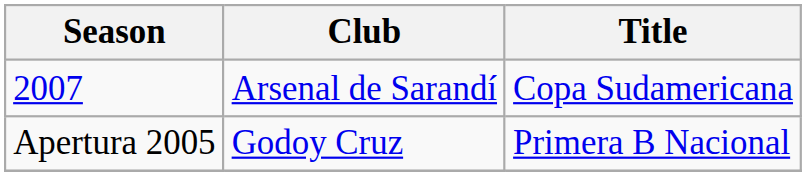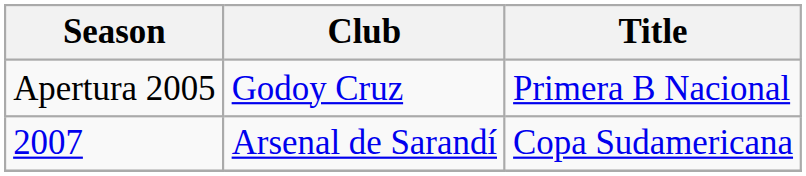rows swapped: (114, 142) <-> (48, 87)
